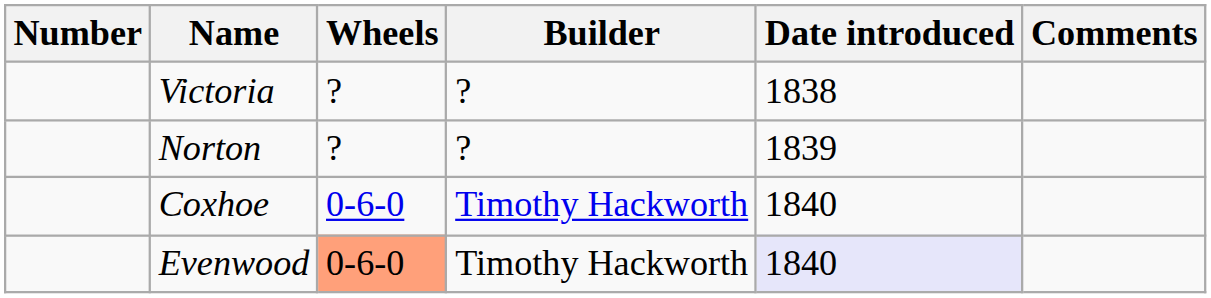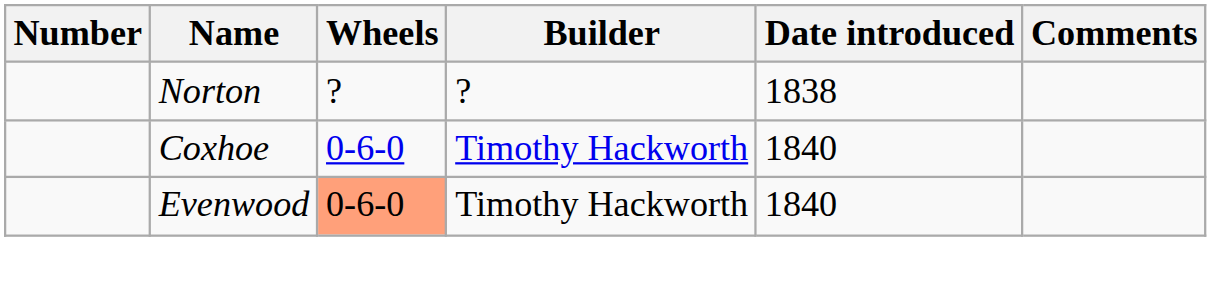- row: (217, 90)
(801, 147) 1839 -> (801, 90) 1838
(801, 262) lavender background -> (801, 205) no background
